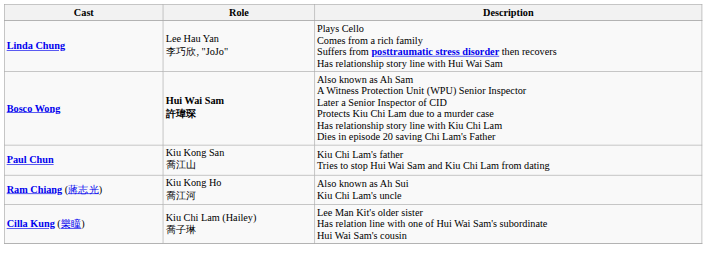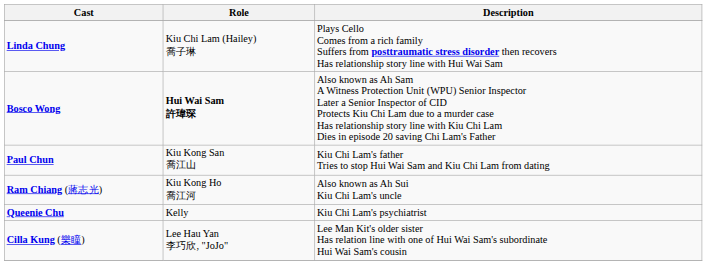(197, 45) Lee Hau Yan 李巧欣, "JoJo" -> (211, 45) Kiu Chi Lam (Hailey) 喬子琳
+ row: (35, 212)
(211, 223) Kiu Chi Lam (Hailey) 喬子琳 -> (197, 239) Lee Hau Yan 李巧欣, "JoJo"
